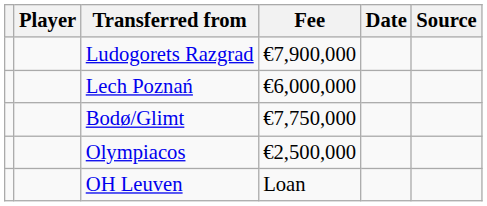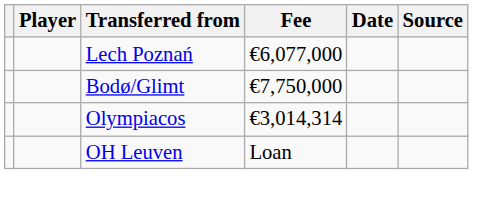- row: (170, 53)
(310, 86) €6,000,000 -> (296, 53) €6,077,000
(310, 151) €2,500,000 -> (296, 119) €3,014,314
